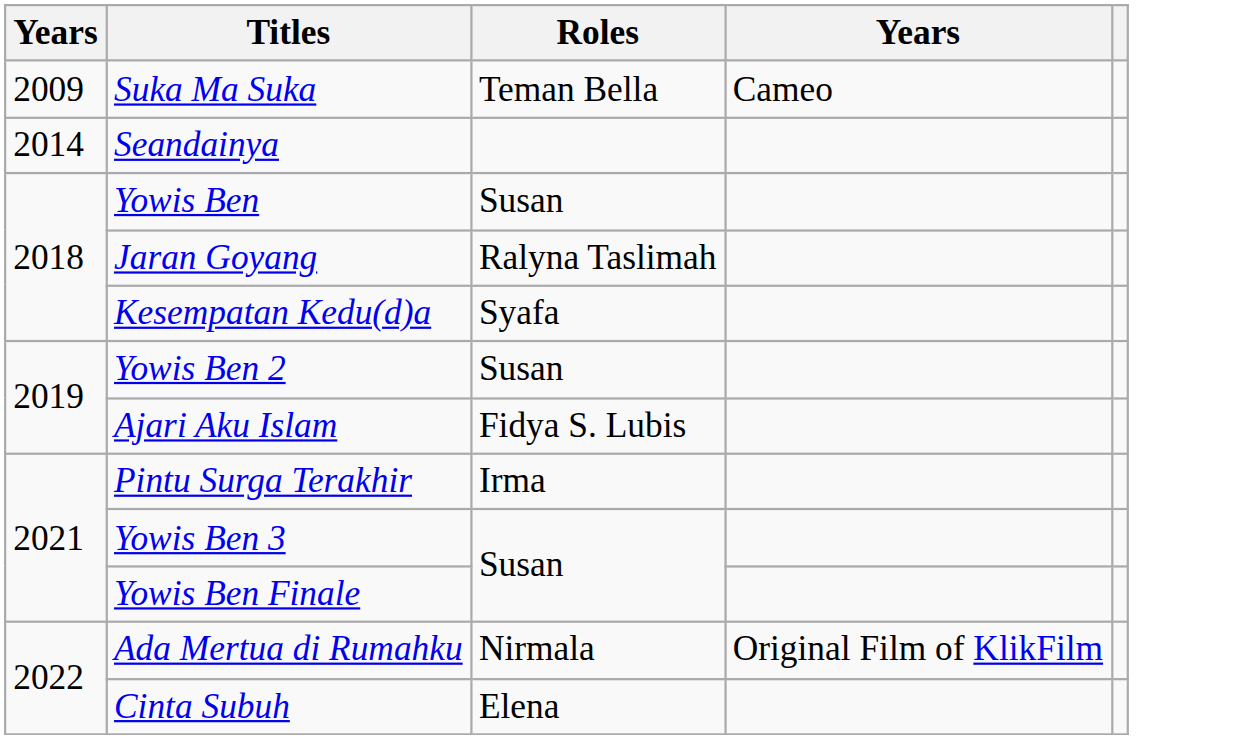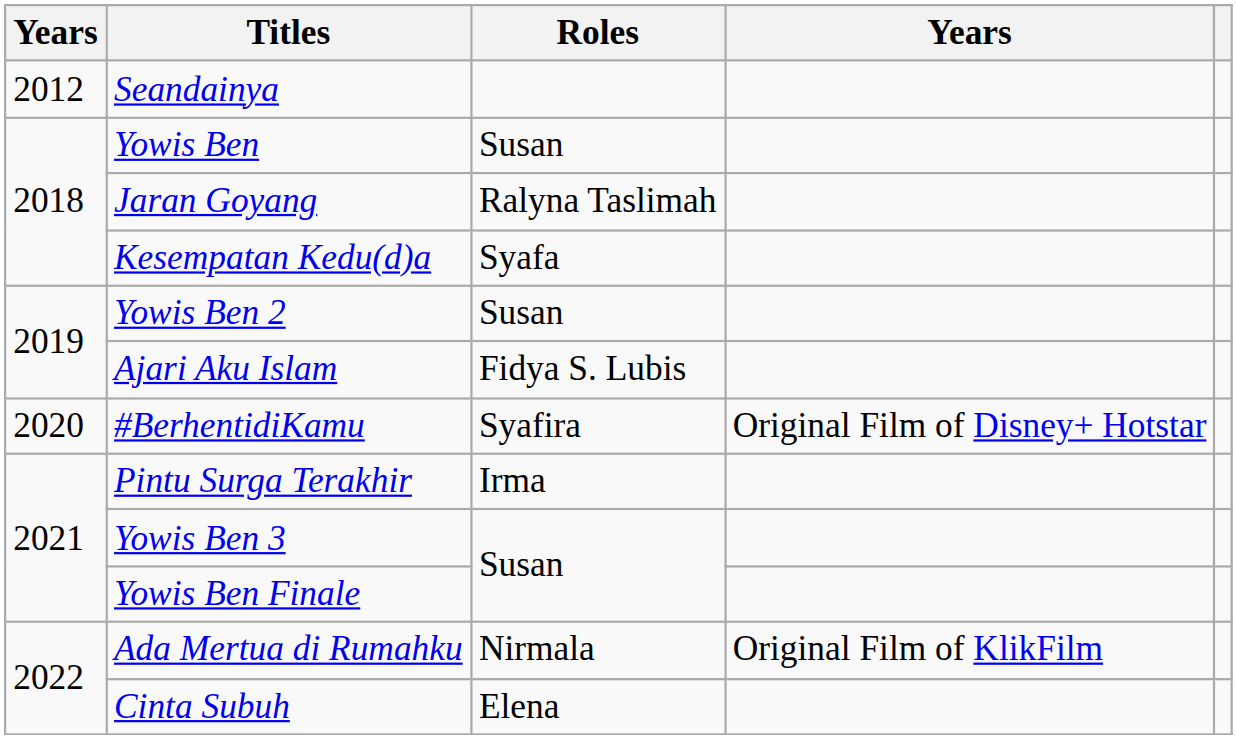- row: (215, 88)
(49, 144) 2014 -> (49, 88) 2012
+ row: (239, 425)
